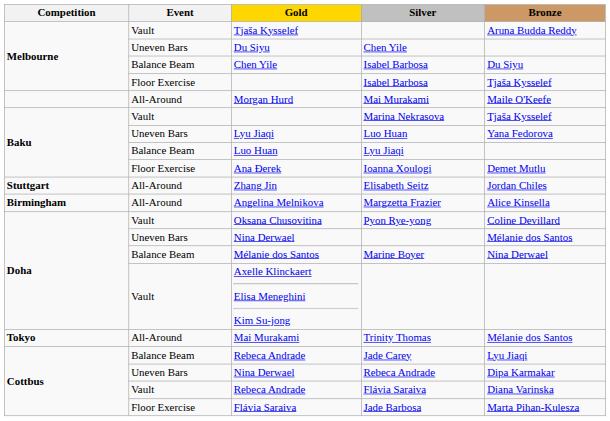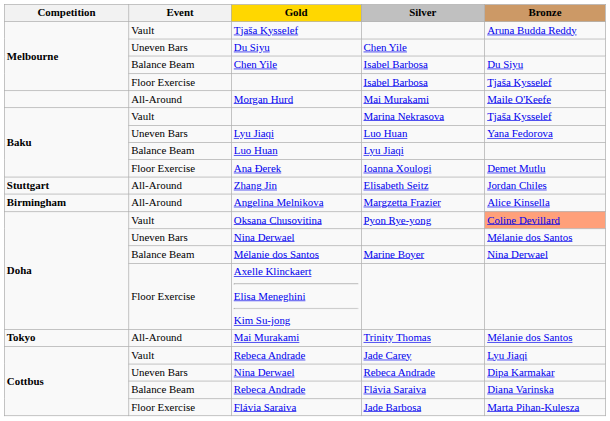(524, 220) no background -> (524, 220) lightsalmon background
(143, 296) Vault -> (163, 296) Floor Exercise
(163, 355) Balance Beam -> (143, 355) Vault
(143, 389) Vault -> (163, 389) Balance Beam
